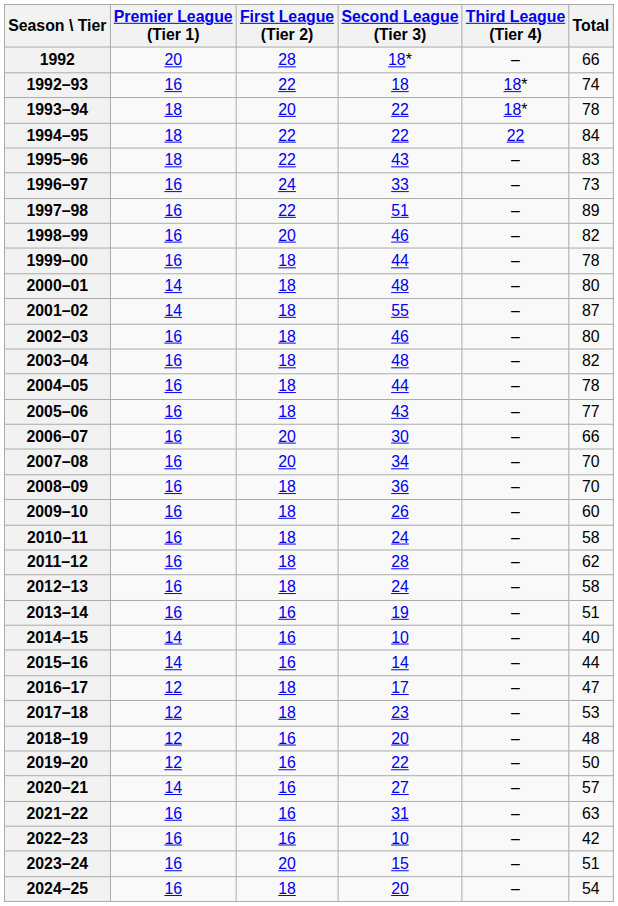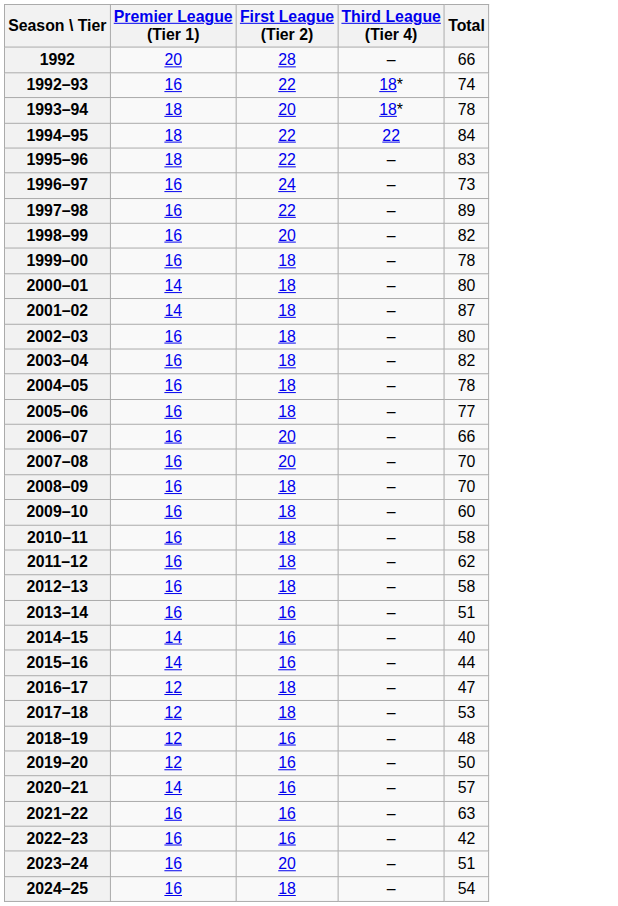- column: (400, 25)
